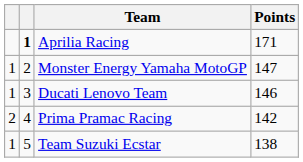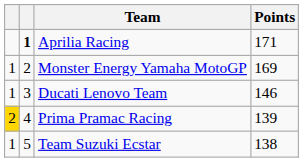(266, 67) 147 -> (266, 67) 169
(12, 118) no background -> (12, 118) gold background
(266, 118) 142 -> (266, 118) 139
